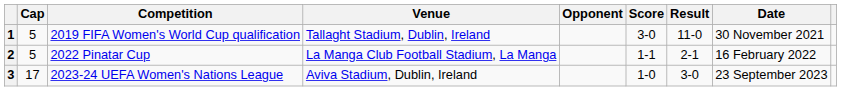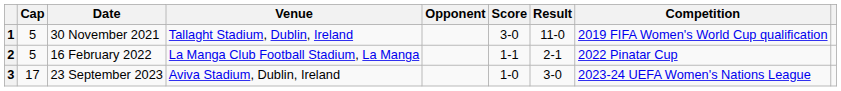columns swapped: (771, 14) <-> (175, 14)
